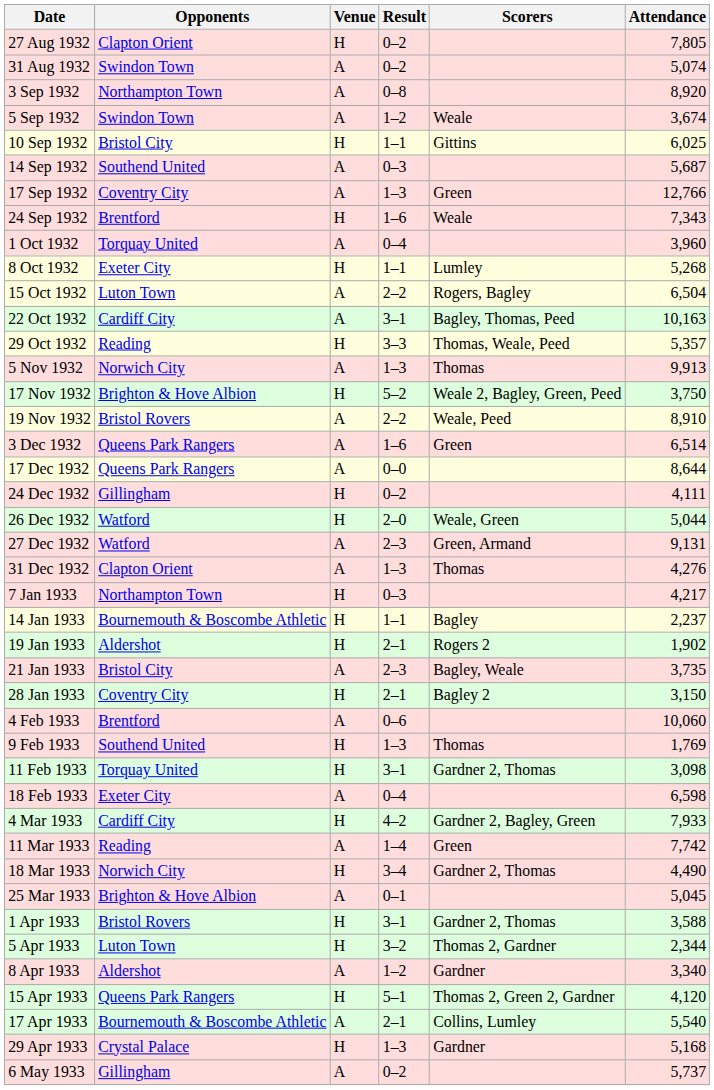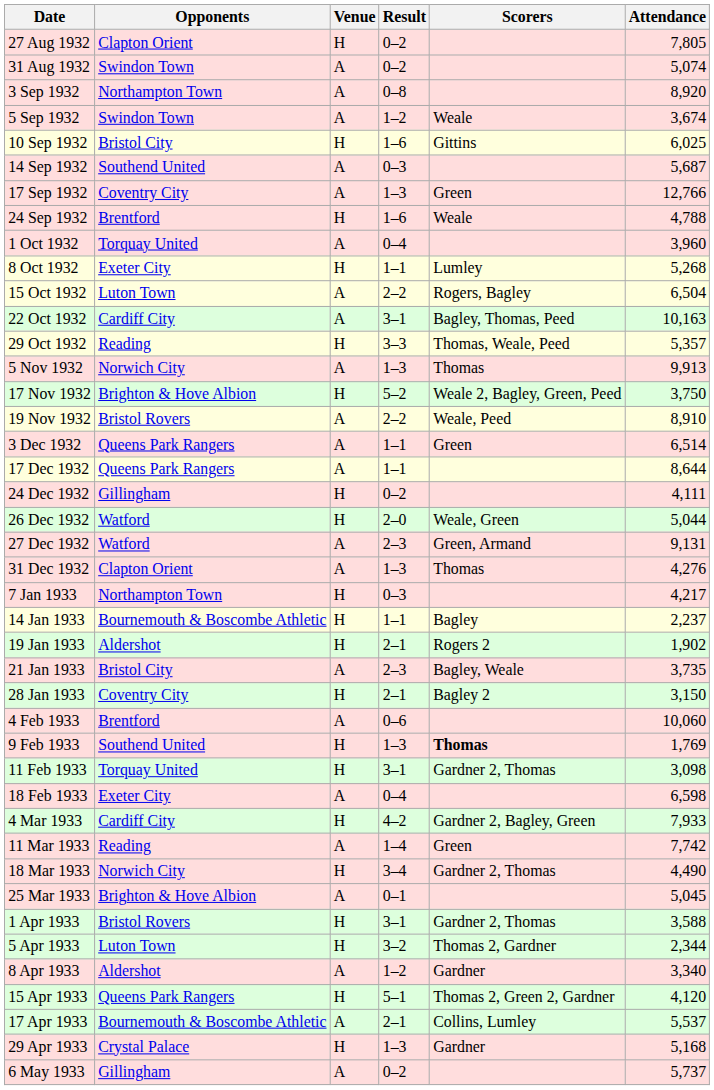(395, 142) 1–1 -> (395, 142) 1–6
(688, 218) 7,343 -> (688, 218) 4,788
(395, 444) 1–6 -> (395, 444) 1–1
(395, 469) 0–0 -> (395, 469) 1–1
(459, 745) normal -> (460, 745) bold
(688, 1021) 5,540 -> (688, 1021) 5,537
